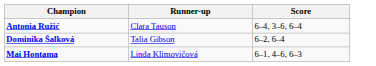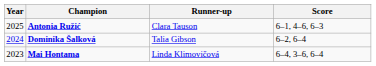+ column: (15, 12)
(278, 26) 6–4, 3–6, 6–4 -> (299, 26) 6–1, 4–6, 6–3
(278, 54) 6–1, 4–6, 6–3 -> (299, 54) 6–4, 3–6, 6–4
